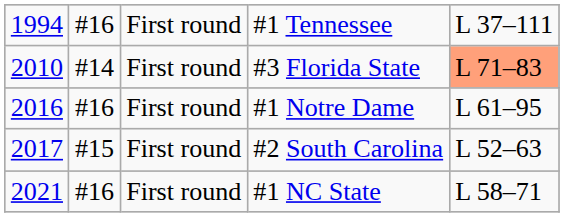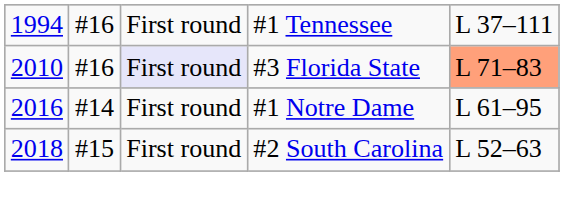(95, 66) #14 -> (95, 66) #16
(184, 66) no background -> (184, 66) lavender background
(95, 107) #16 -> (95, 107) #14
(37, 149) 2017 -> (37, 149) 2018
- row: (317, 190)
